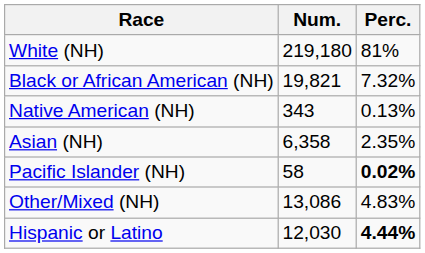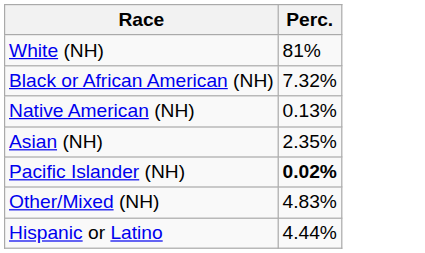- column: (317, 19)
(388, 232) bold -> (310, 232) normal
